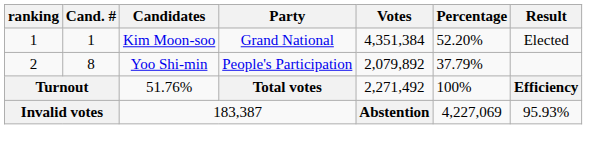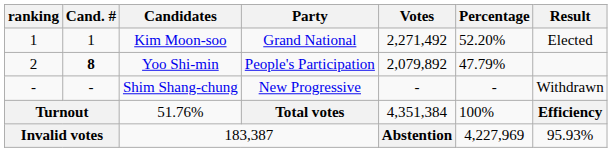(394, 40) 4,351,384 -> (417, 40) 2,271,492
(91, 64) normal -> (91, 64) bold
(460, 64) 37.79% -> (482, 64) 47.79%
+ row: (180, 87)
(394, 87) 2,271,492 -> (417, 111) 4,351,384
(472, 111) 4,227,069 -> (494, 135) 4,227,969
